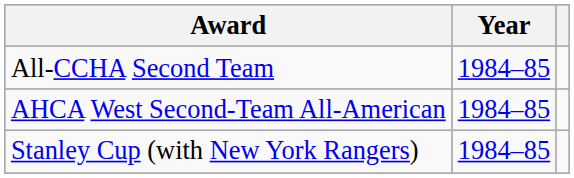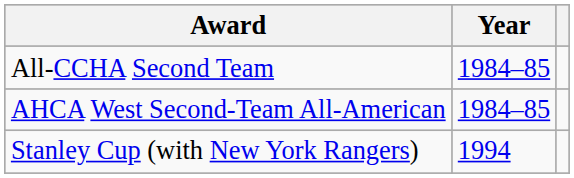(504, 151) 1984–85 -> (484, 151) 1994
